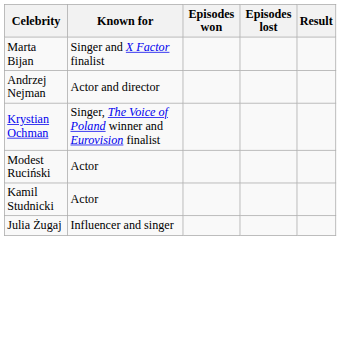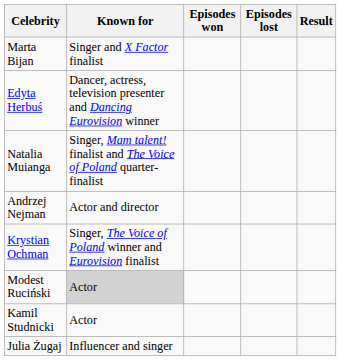+ row: (25, 100)
+ row: (29, 160)
(84, 166) no background -> (83, 287) lightgrey background
